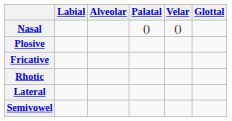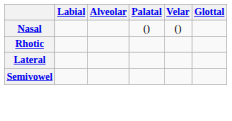- row: (30, 44)
- row: (30, 60)
